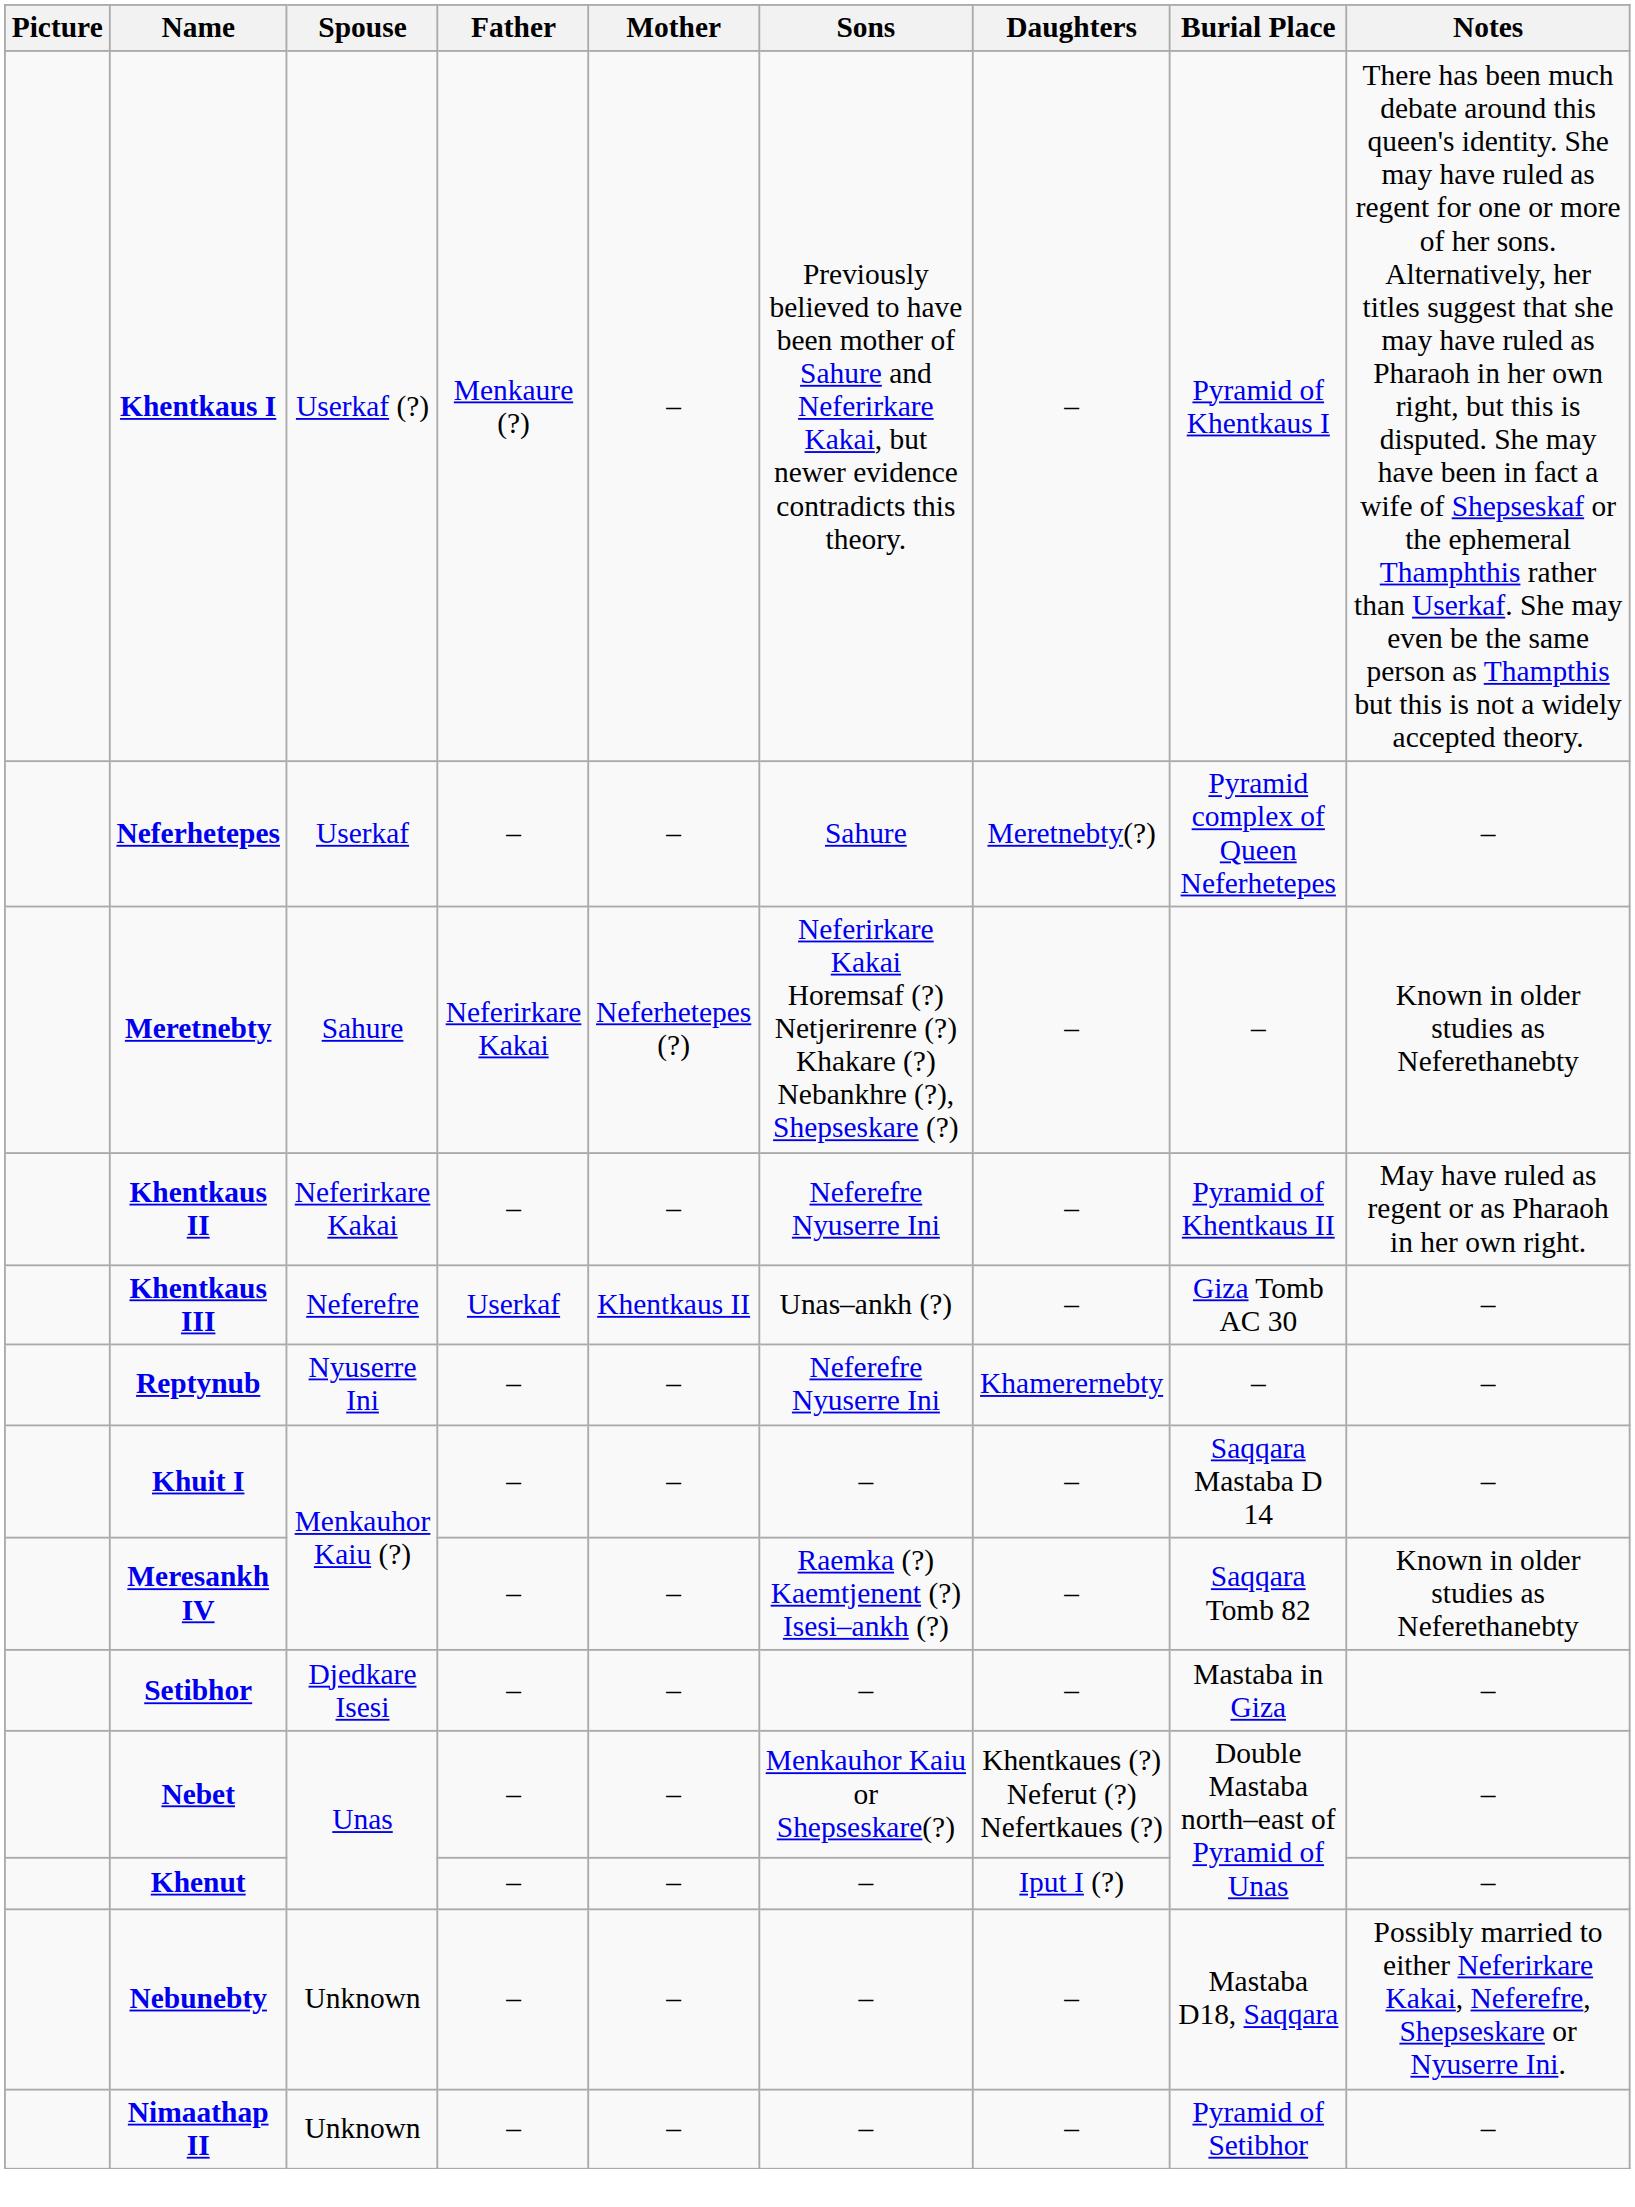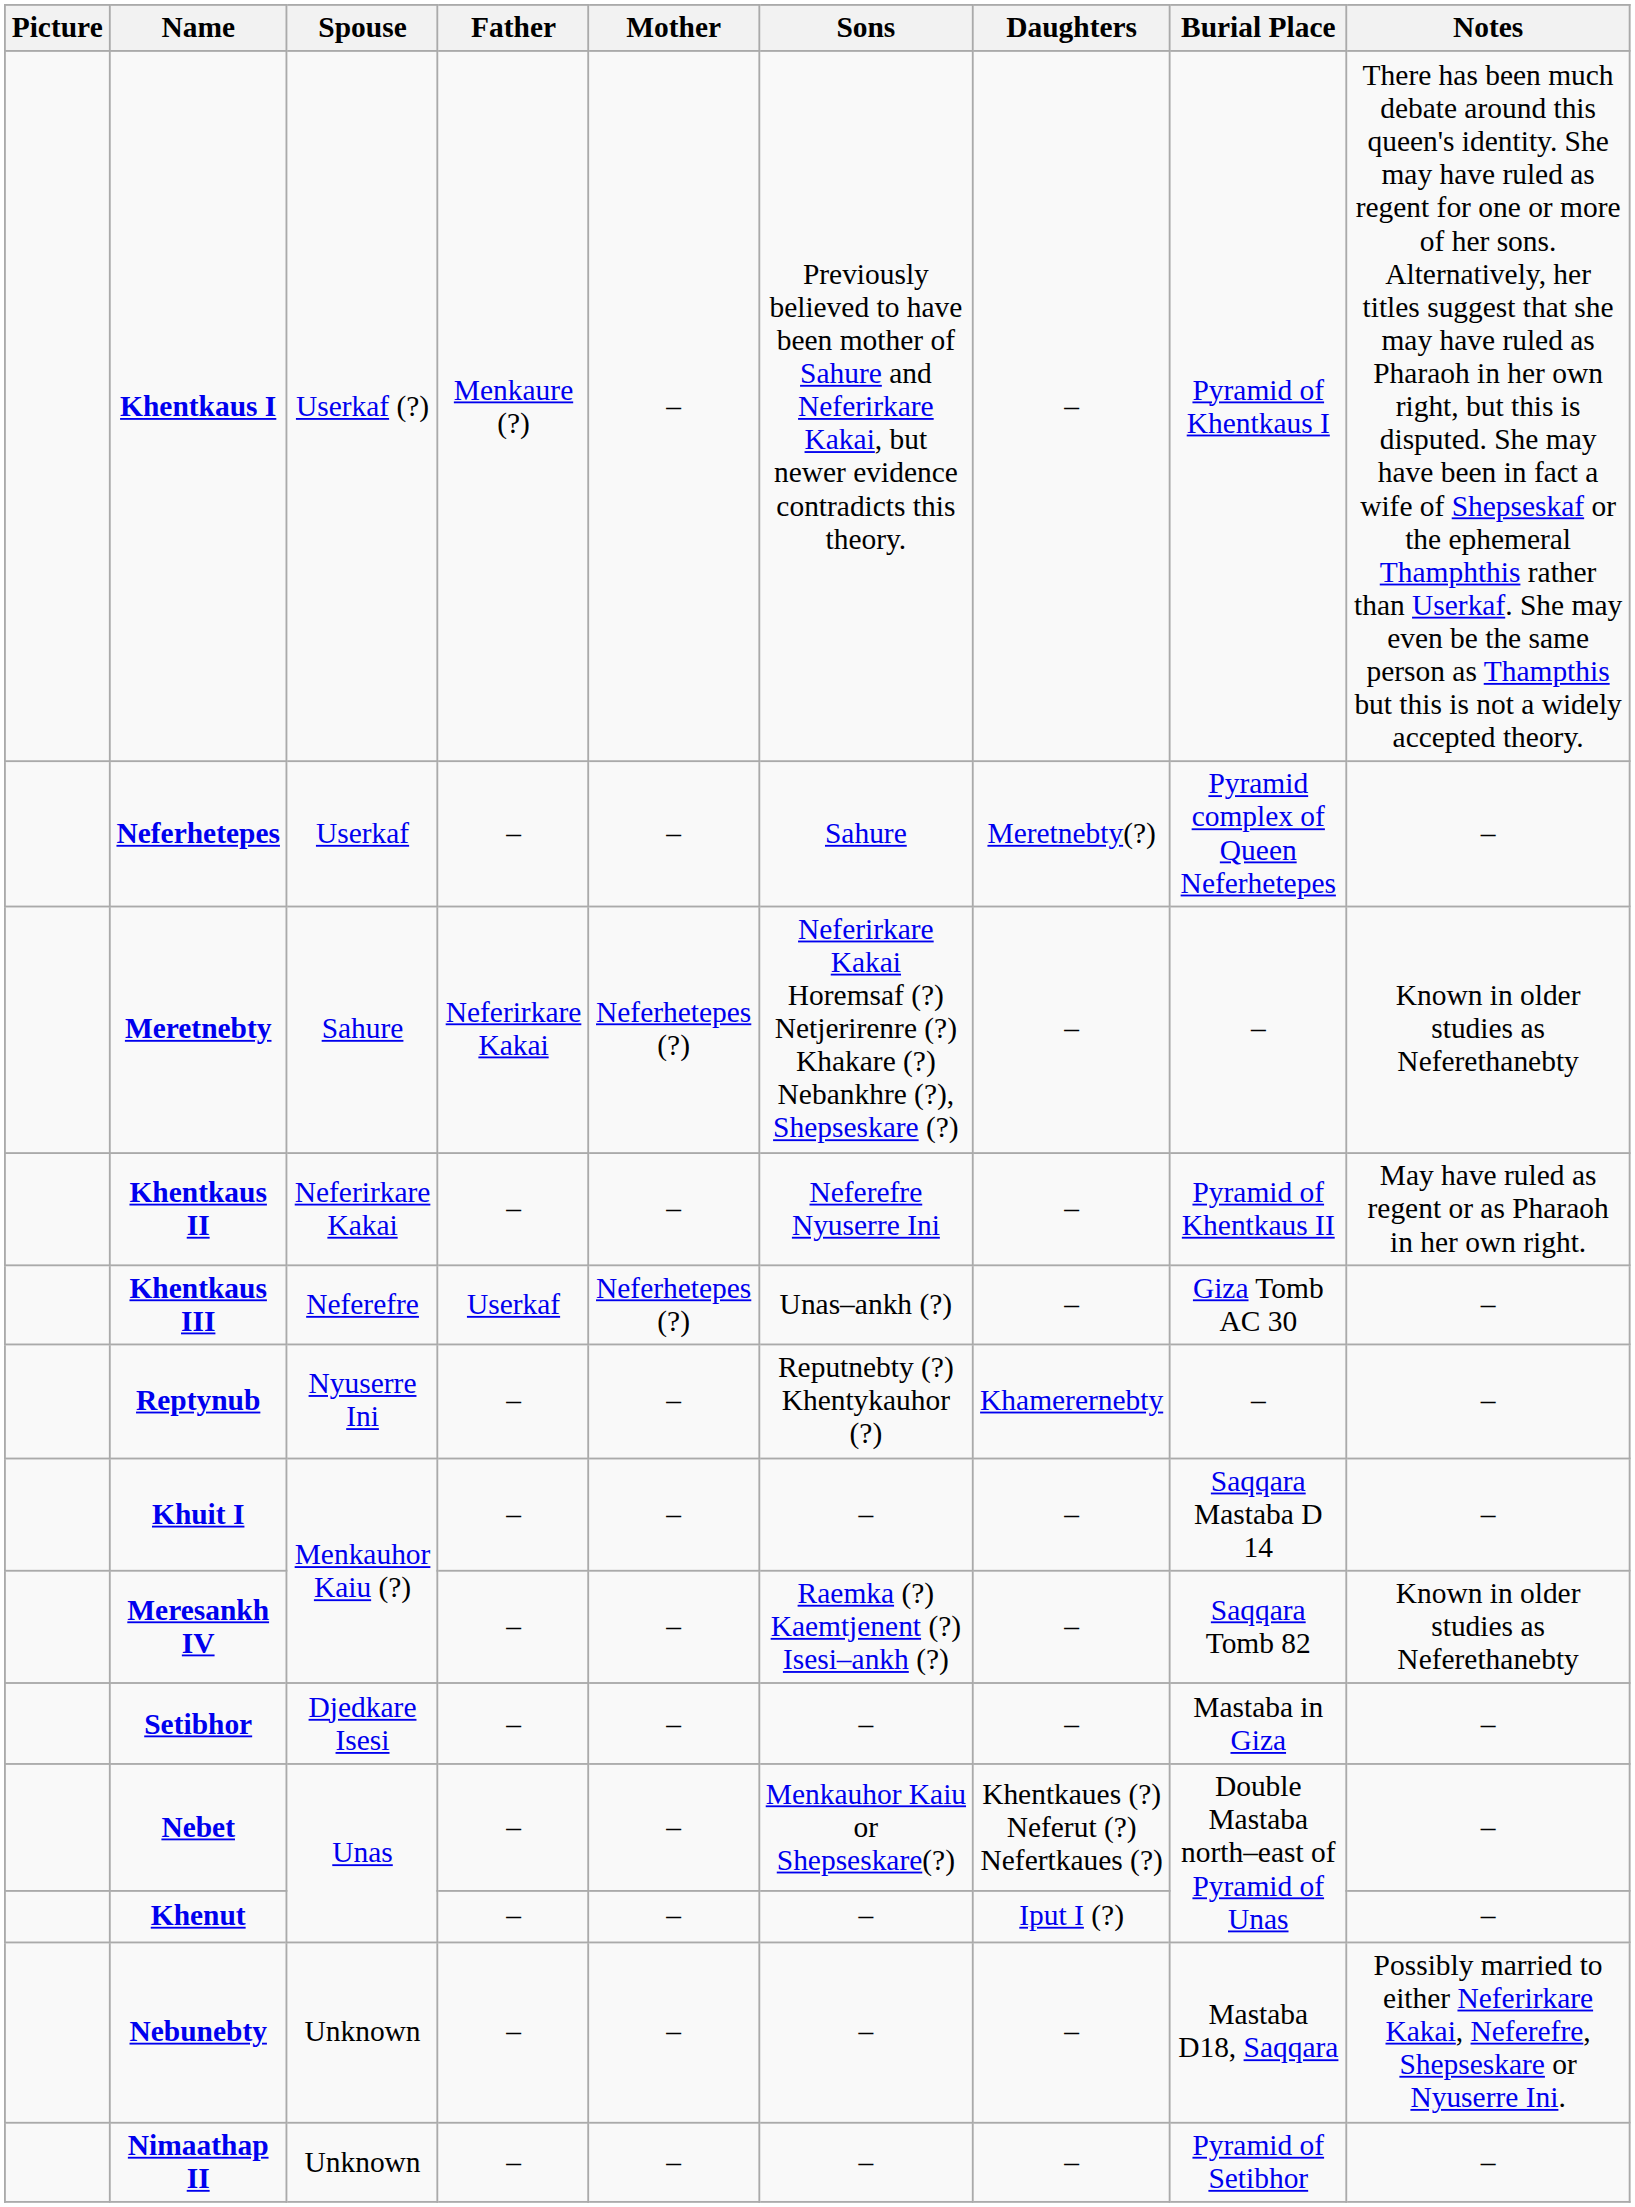(674, 1304) Khentkaus II -> (674, 1304) Neferhetepes (?)
(866, 1384) Neferefre Nyuserre Ini -> (866, 1400) Reputnebty (?) Khentykauhor (?)
